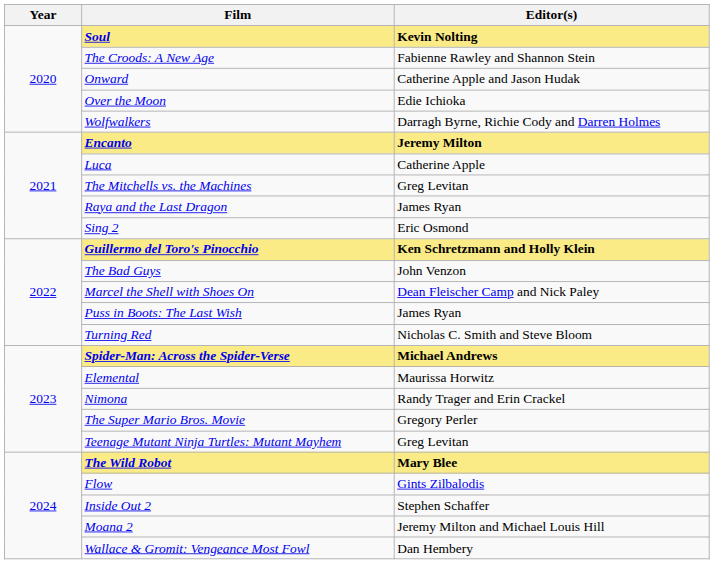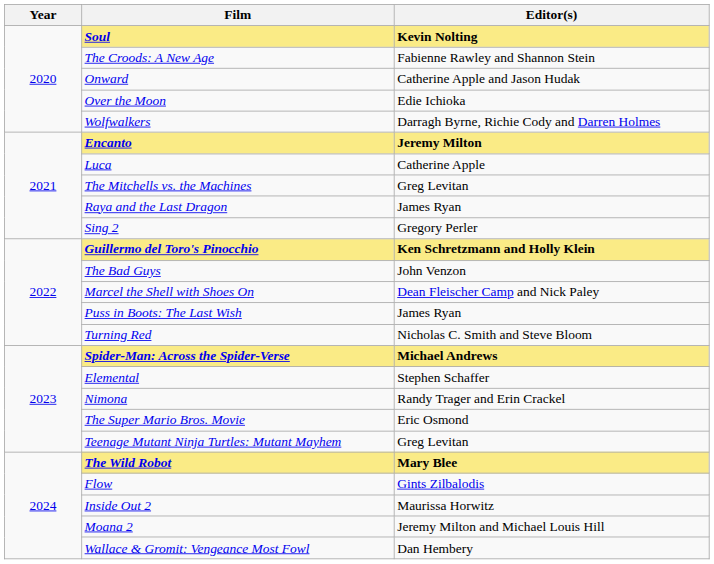(433, 228) Eric Osmond -> (437, 228) Gregory Perler
(446, 377) Maurissa Horwitz -> (443, 377) Stephen Schaffer
(437, 420) Gregory Perler -> (433, 420) Eric Osmond
(443, 505) Stephen Schaffer -> (446, 505) Maurissa Horwitz
